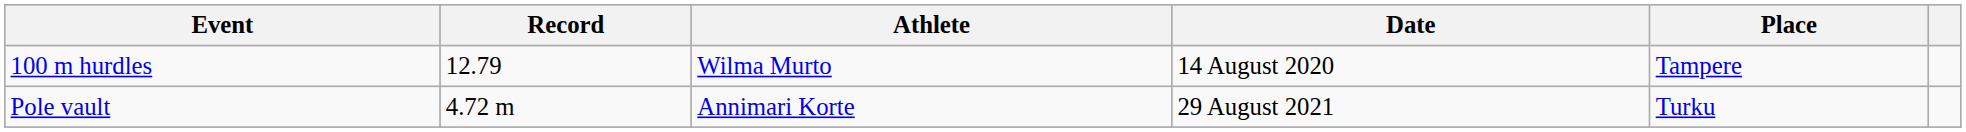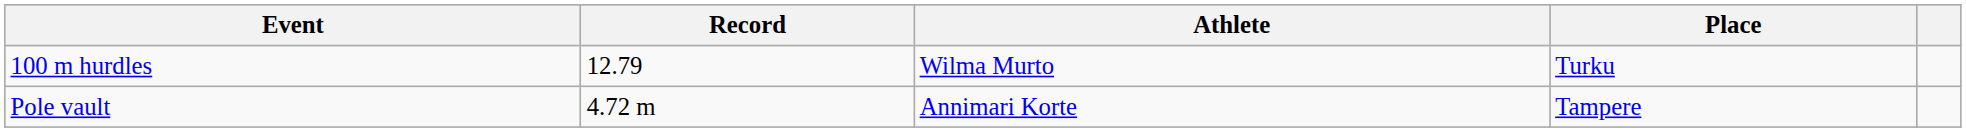- column: (1411, 25)
(1699, 65) Tampere -> (1585, 65) Turku
(1686, 106) Turku -> (1598, 106) Tampere
